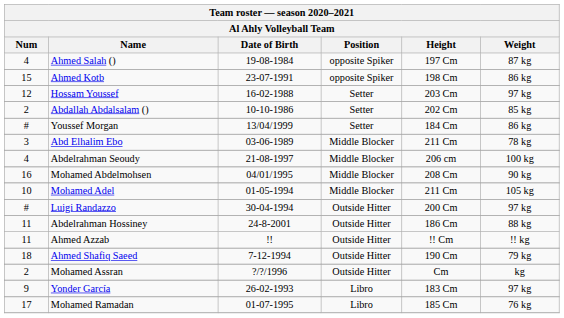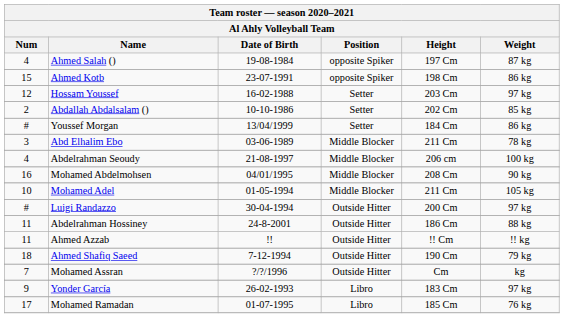(26, 272) 2 -> (26, 272) 7
